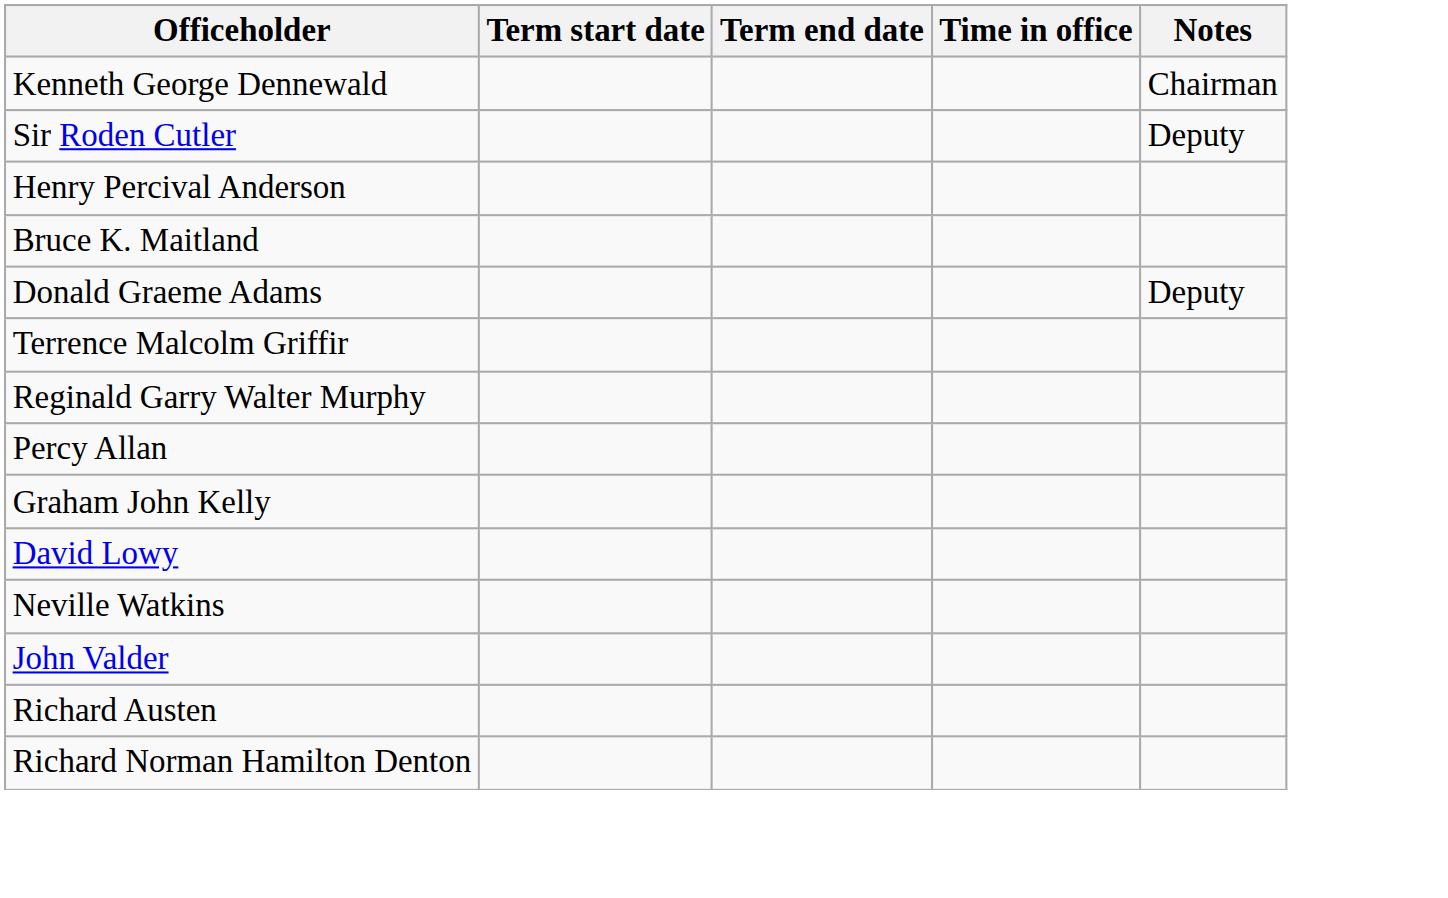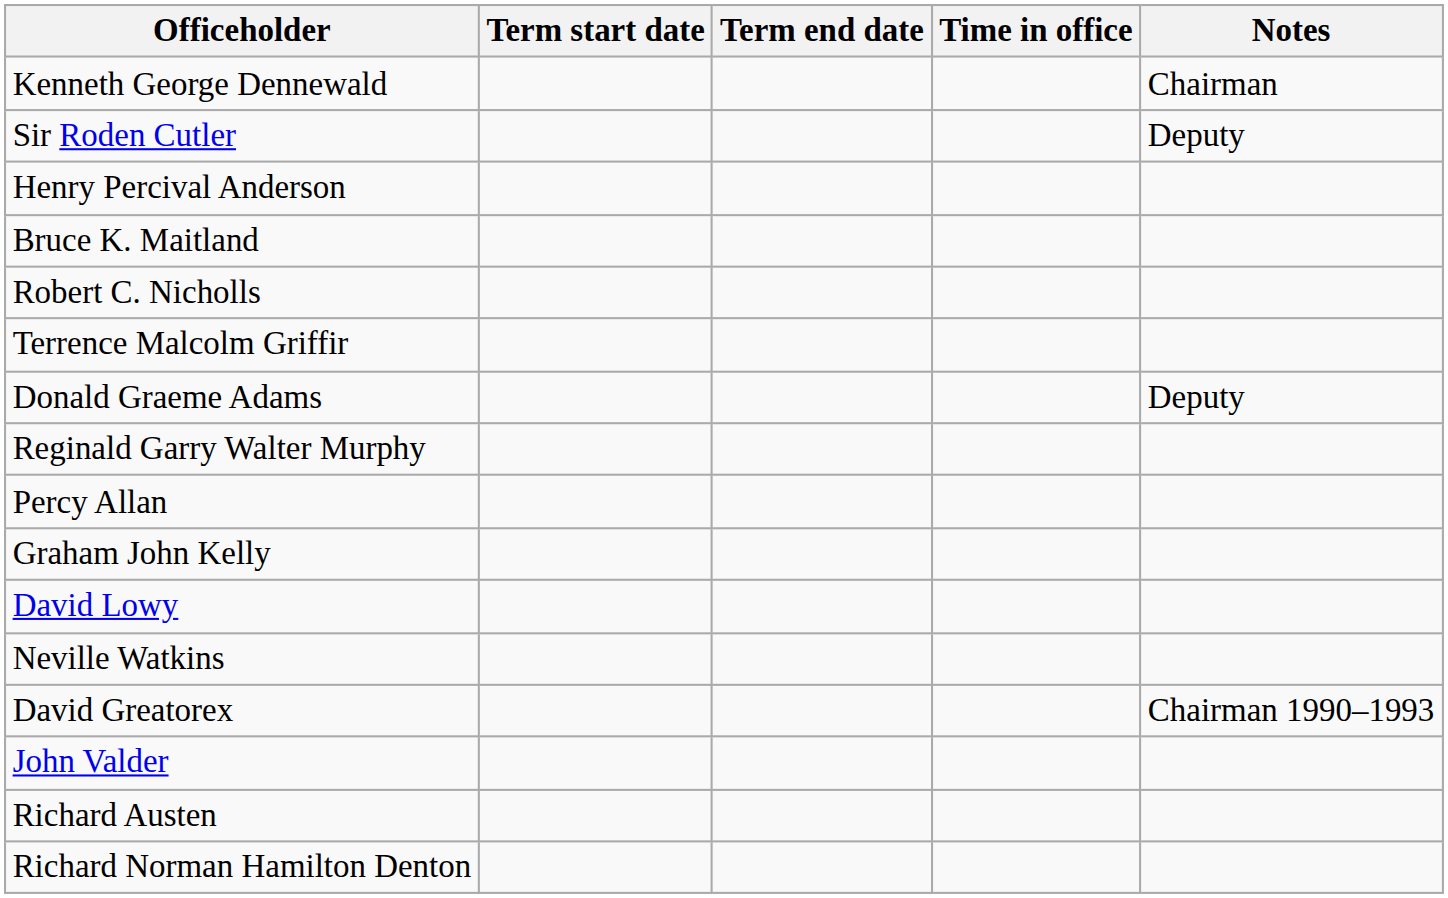+ row: (137, 291)
rows swapped: (180, 344) <-> (167, 291)
+ row: (123, 710)
